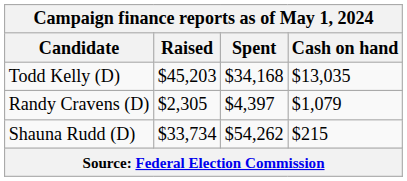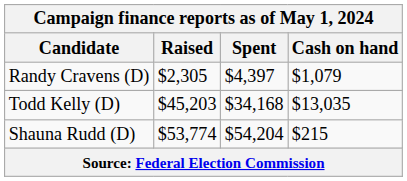rows swapped: (79, 104) <-> (64, 76)
(187, 133) $33,734 -> (187, 133) $53,774
(254, 133) $54,262 -> (254, 133) $54,204
